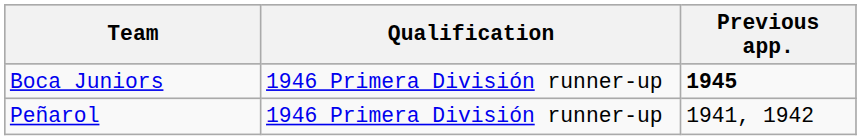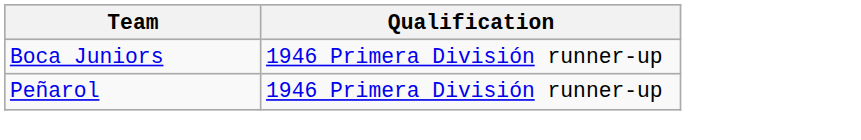- column: (768, 34)
